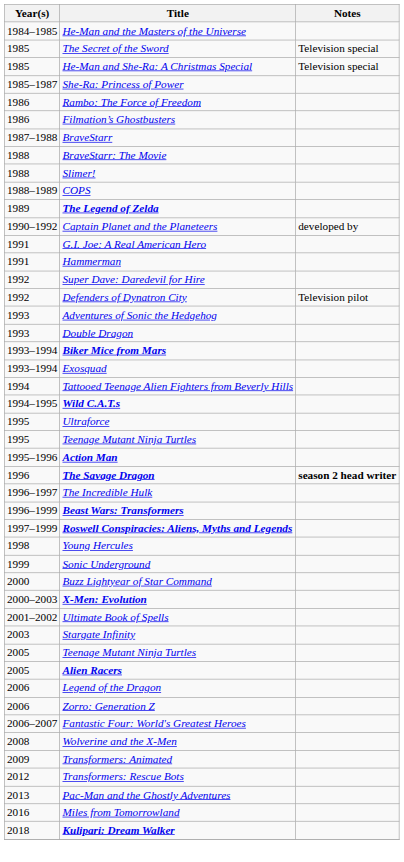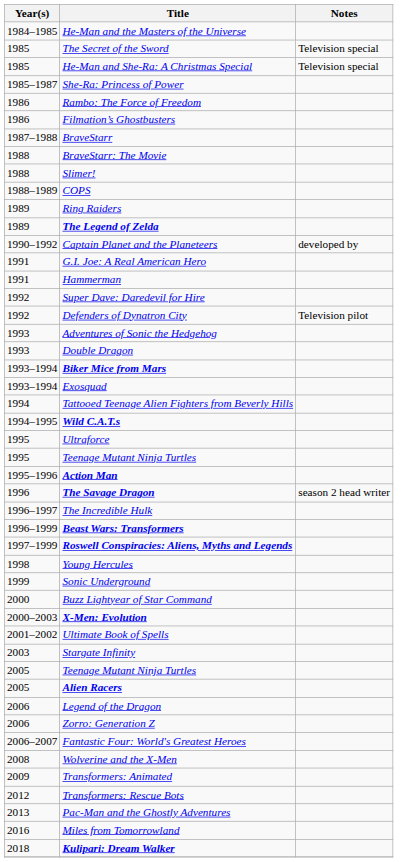+ row: (18, 208)
(347, 475) bold -> (344, 492) normal
